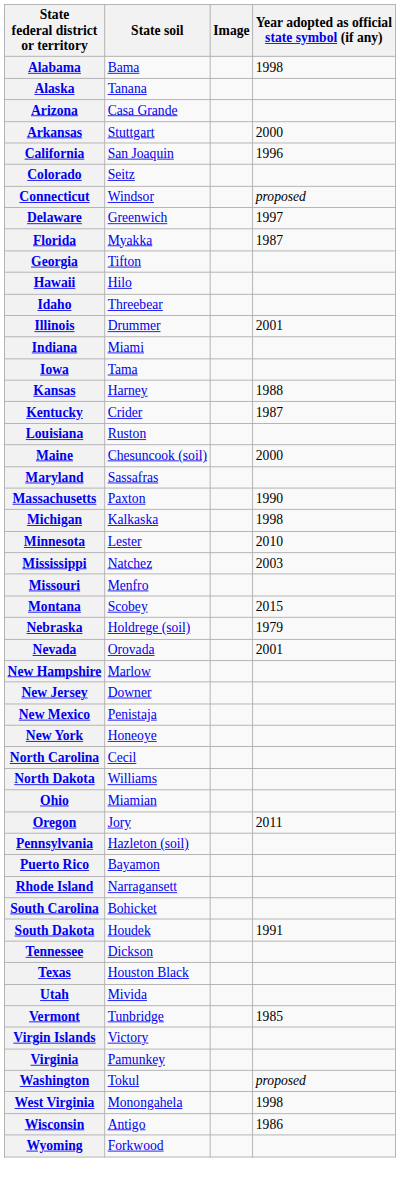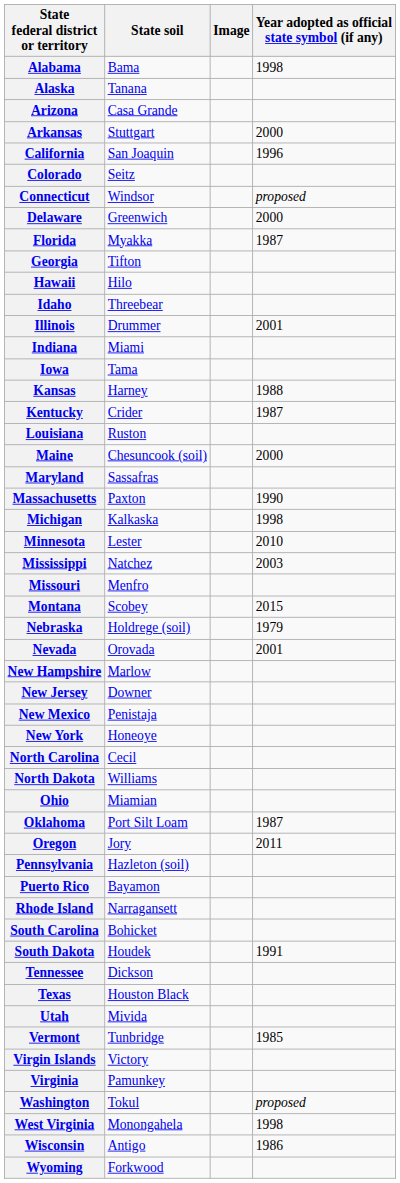(269, 218) 1997 -> (269, 218) 2000
+ row: (54, 822)
